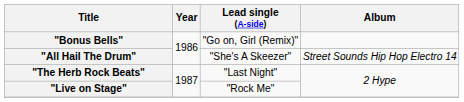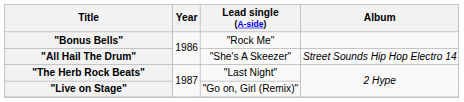(250, 40) "Go on, Girl (Remix)" -> (250, 40) "Rock Me"
(250, 89) "Rock Me" -> (250, 89) "Go on, Girl (Remix)"
